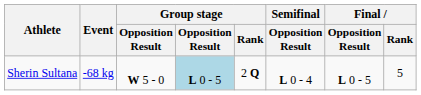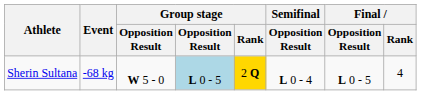(250, 73) no background -> (250, 73) gold background
(400, 73) 5 -> (400, 73) 4
